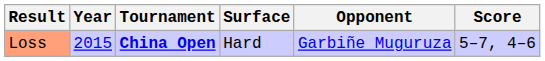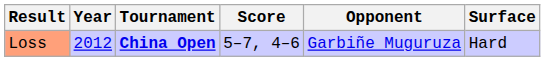columns swapped: (257, 18) <-> (498, 18)
(93, 44) 2015 -> (93, 44) 2012
